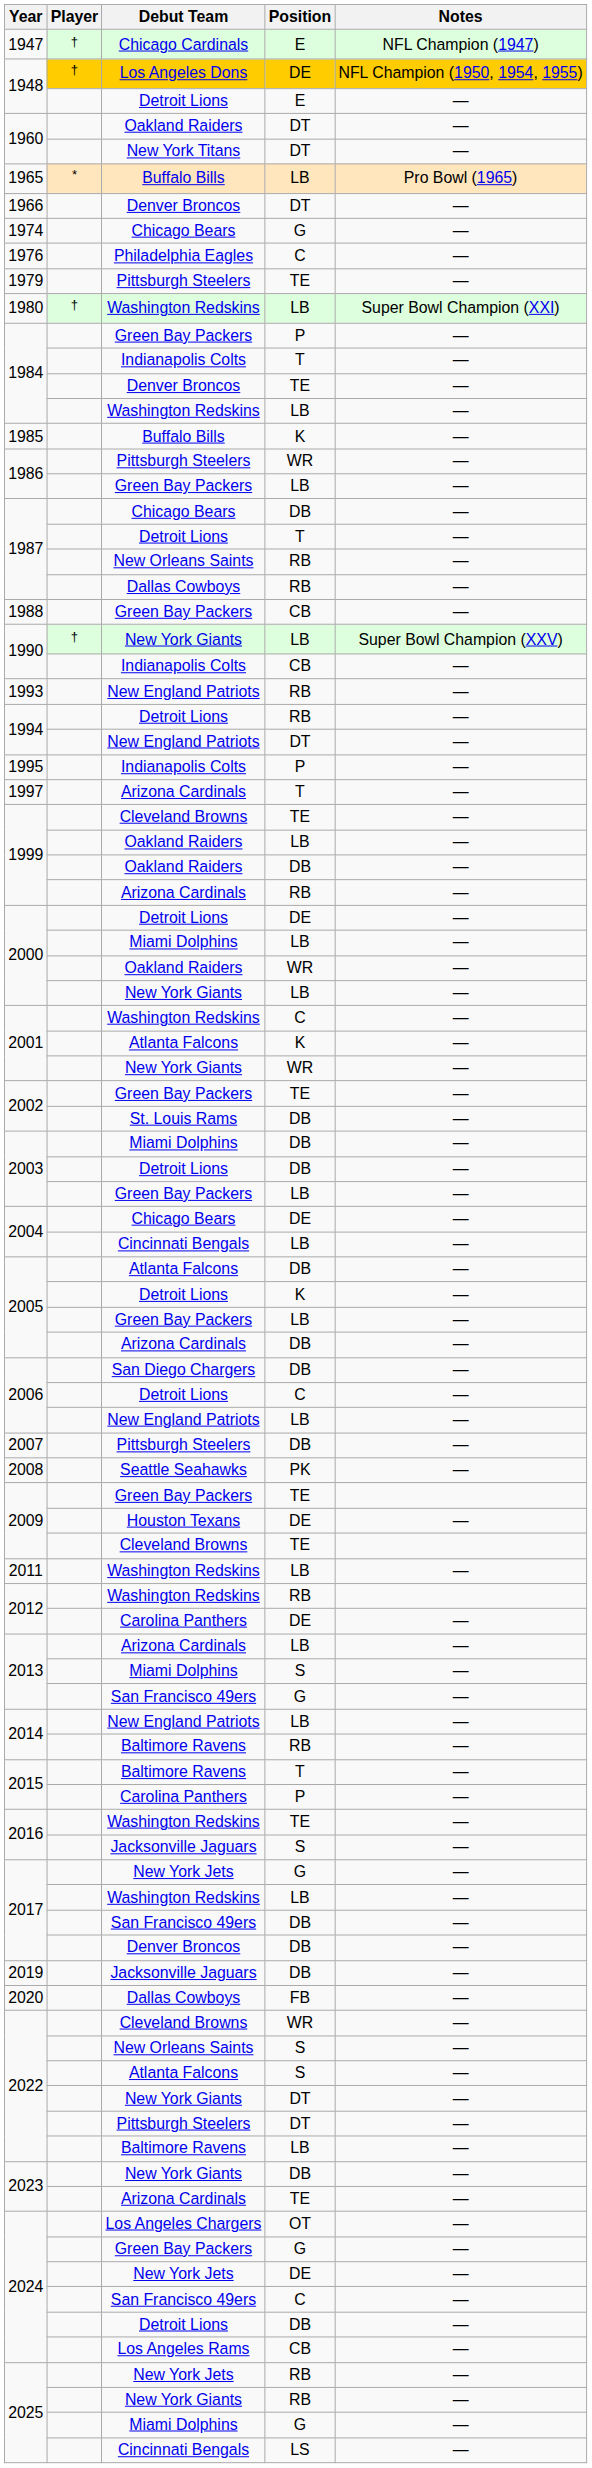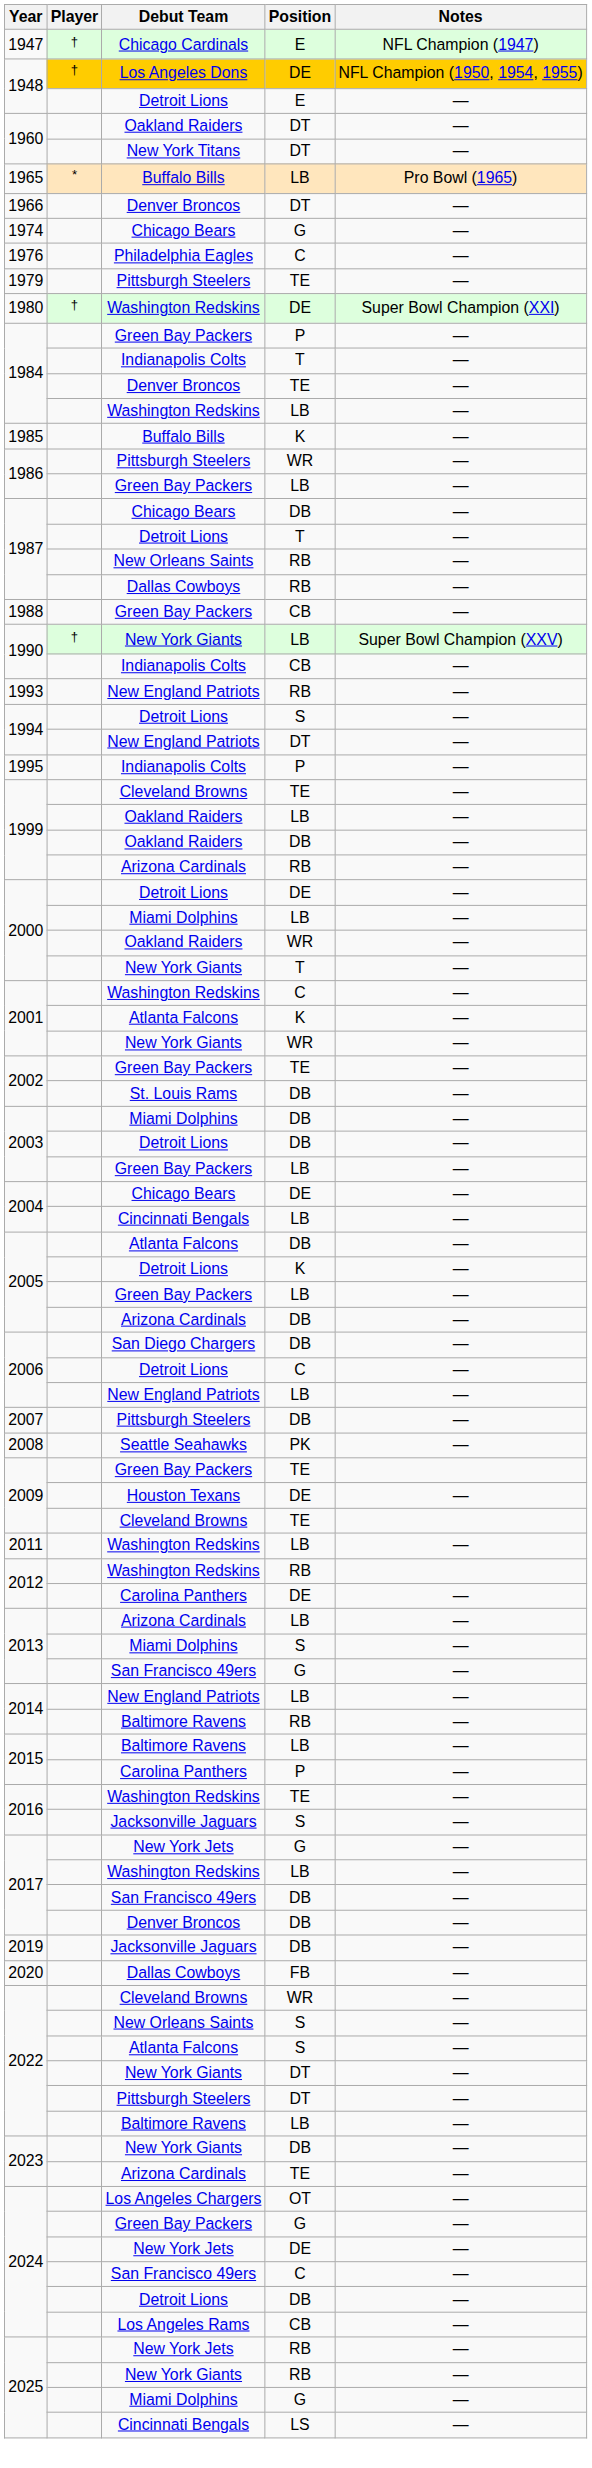(300, 308) LB -> (300, 308) DE
(300, 716) RB -> (300, 716) S
- row: (26, 792)
(300, 993) LB -> (300, 967) T
(300, 1771) T -> (300, 1746) LB
